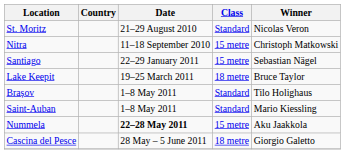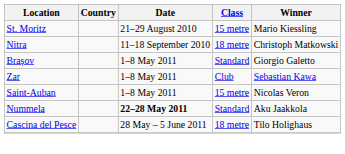(232, 28) Standard -> (232, 28) 15 metre
(281, 28) Nicolas Veron -> (285, 28) Mario Kiessling
(232, 44) 15 metre -> (232, 44) 18 metre
- row: (24, 60)
- row: (30, 76)
(283, 92) Tilo Holighaus -> (284, 60) Giorgio Galetto
+ row: (13, 76)
(232, 108) Standard -> (232, 92) 15 metre
(285, 108) Mario Kiessling -> (281, 92) Nicolas Veron
(232, 124) 15 metre -> (232, 108) Standard
(284, 141) Giorgio Galetto -> (283, 124) Tilo Holighaus
